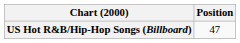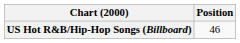(215, 30) 47 -> (215, 30) 46
